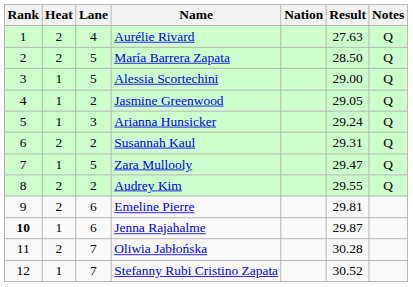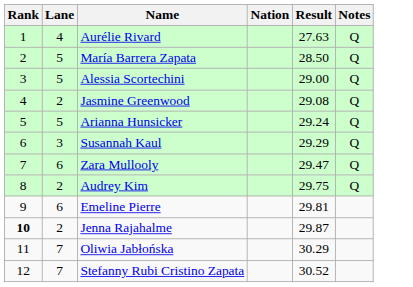- column: (59, 15)
(348, 100) 29.05 -> (314, 100) 29.08
(93, 121) 3 -> (60, 121) 5
(93, 143) 2 -> (60, 143) 3
(348, 143) 29.31 -> (314, 143) 29.29
(93, 164) 5 -> (60, 164) 6
(348, 185) 29.55 -> (314, 185) 29.75
(93, 228) 6 -> (60, 228) 2
(348, 249) 30.28 -> (314, 249) 30.29
